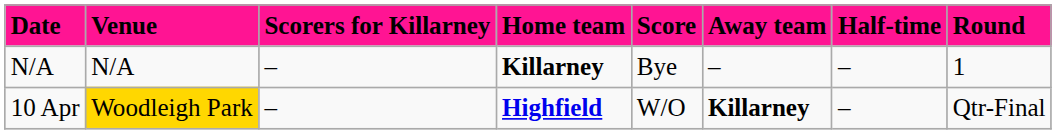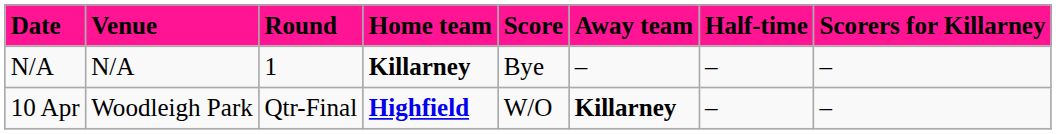columns swapped: (989, 24) <-> (377, 24)
(172, 107) gold background -> (172, 107) no background
